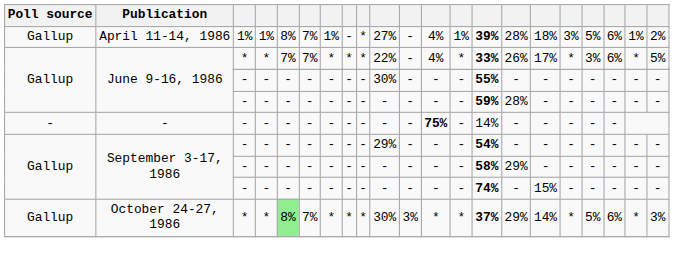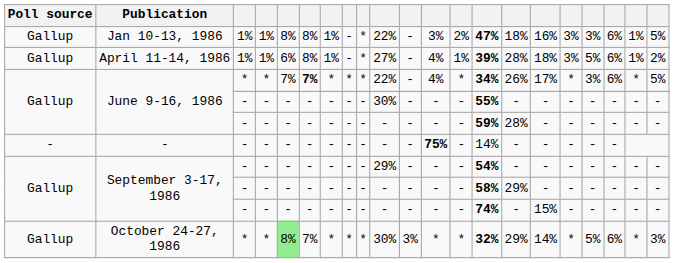+ row: (165, 37)
(288, 37) 8% -> (288, 58) 6%
(310, 37) 7% -> (310, 58) 8%
(310, 58) normal -> (310, 80) bold
(487, 58) 33% -> (487, 80) 34%
(487, 217) 37% -> (487, 239) 32%
